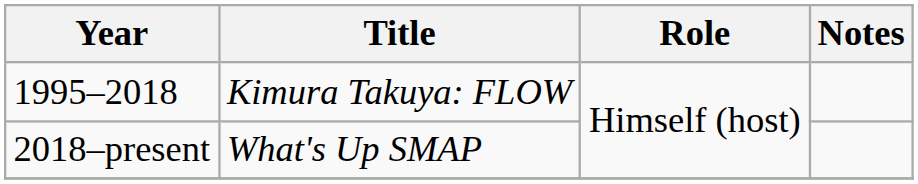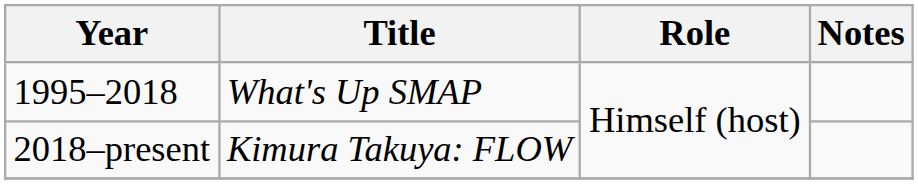(400, 91) Kimura Takuya: FLOW -> (354, 91) What's Up SMAP
(354, 149) What's Up SMAP -> (400, 149) Kimura Takuya: FLOW
